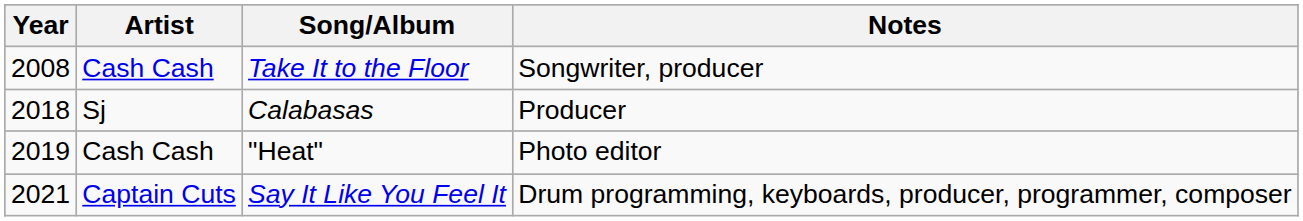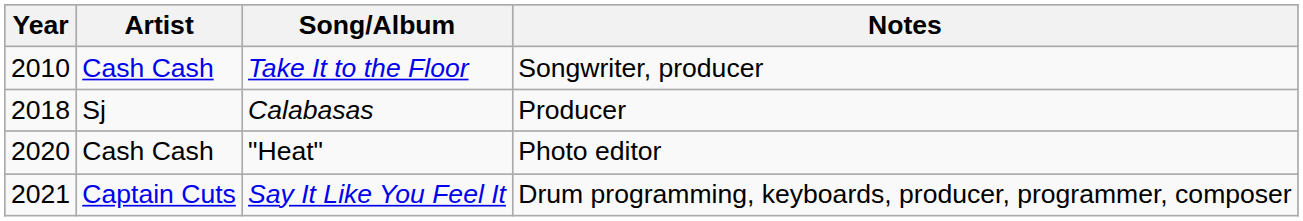(40, 67) 2008 -> (40, 67) 2010
(40, 151) 2019 -> (40, 151) 2020
